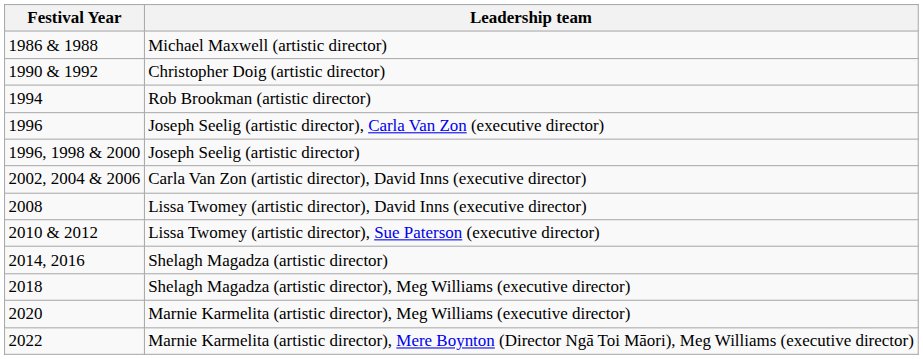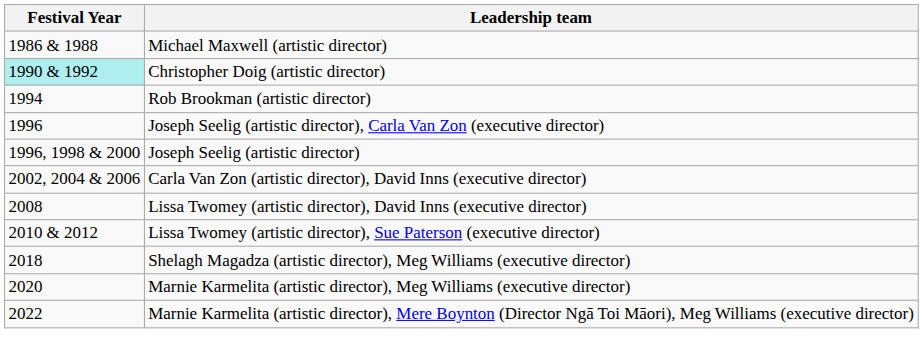(53, 71) no background -> (53, 71) paleturquoise background
- row: (268, 260)
